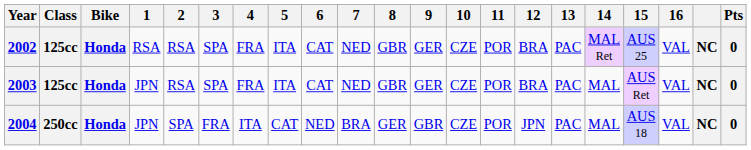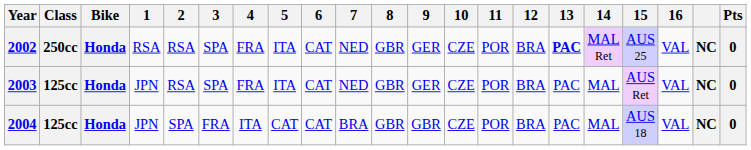(60, 46) 125cc -> (60, 46) 250cc
(568, 46) normal -> (567, 46) bold
(60, 124) 250cc -> (60, 124) 125cc
(320, 124) NED -> (319, 124) CAT
(392, 124) GER -> (390, 124) GBR
(533, 124) JPN -> (531, 124) BRA
